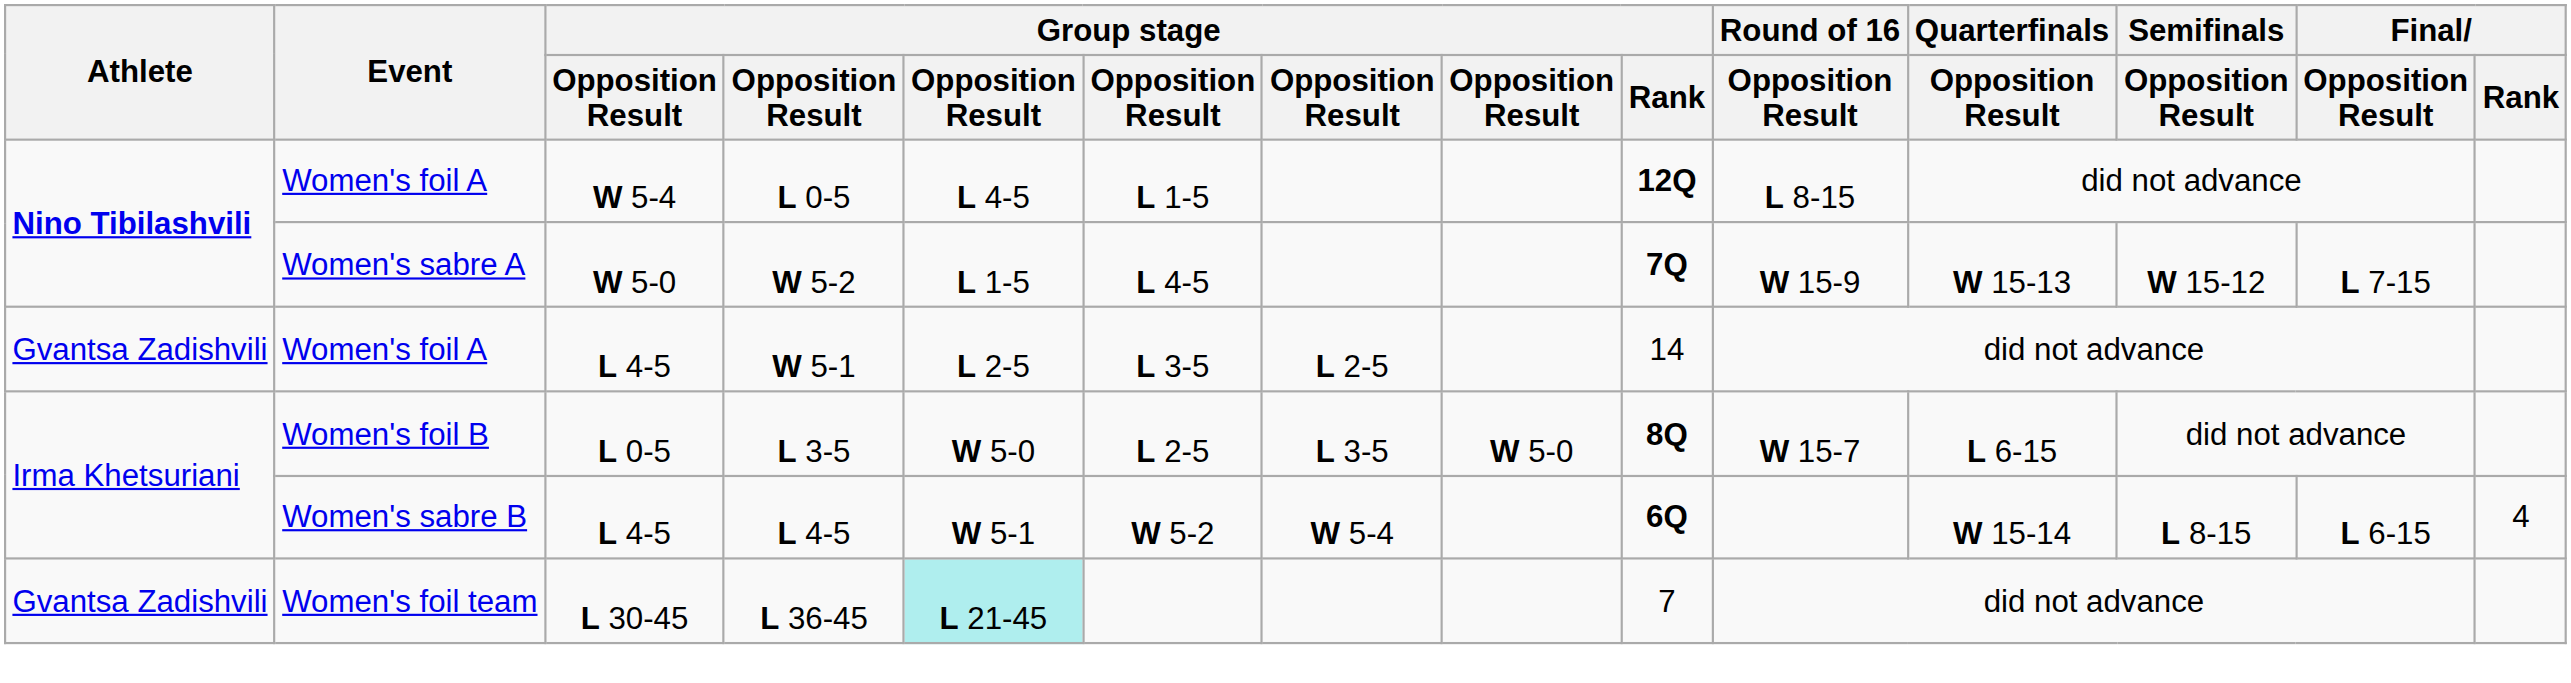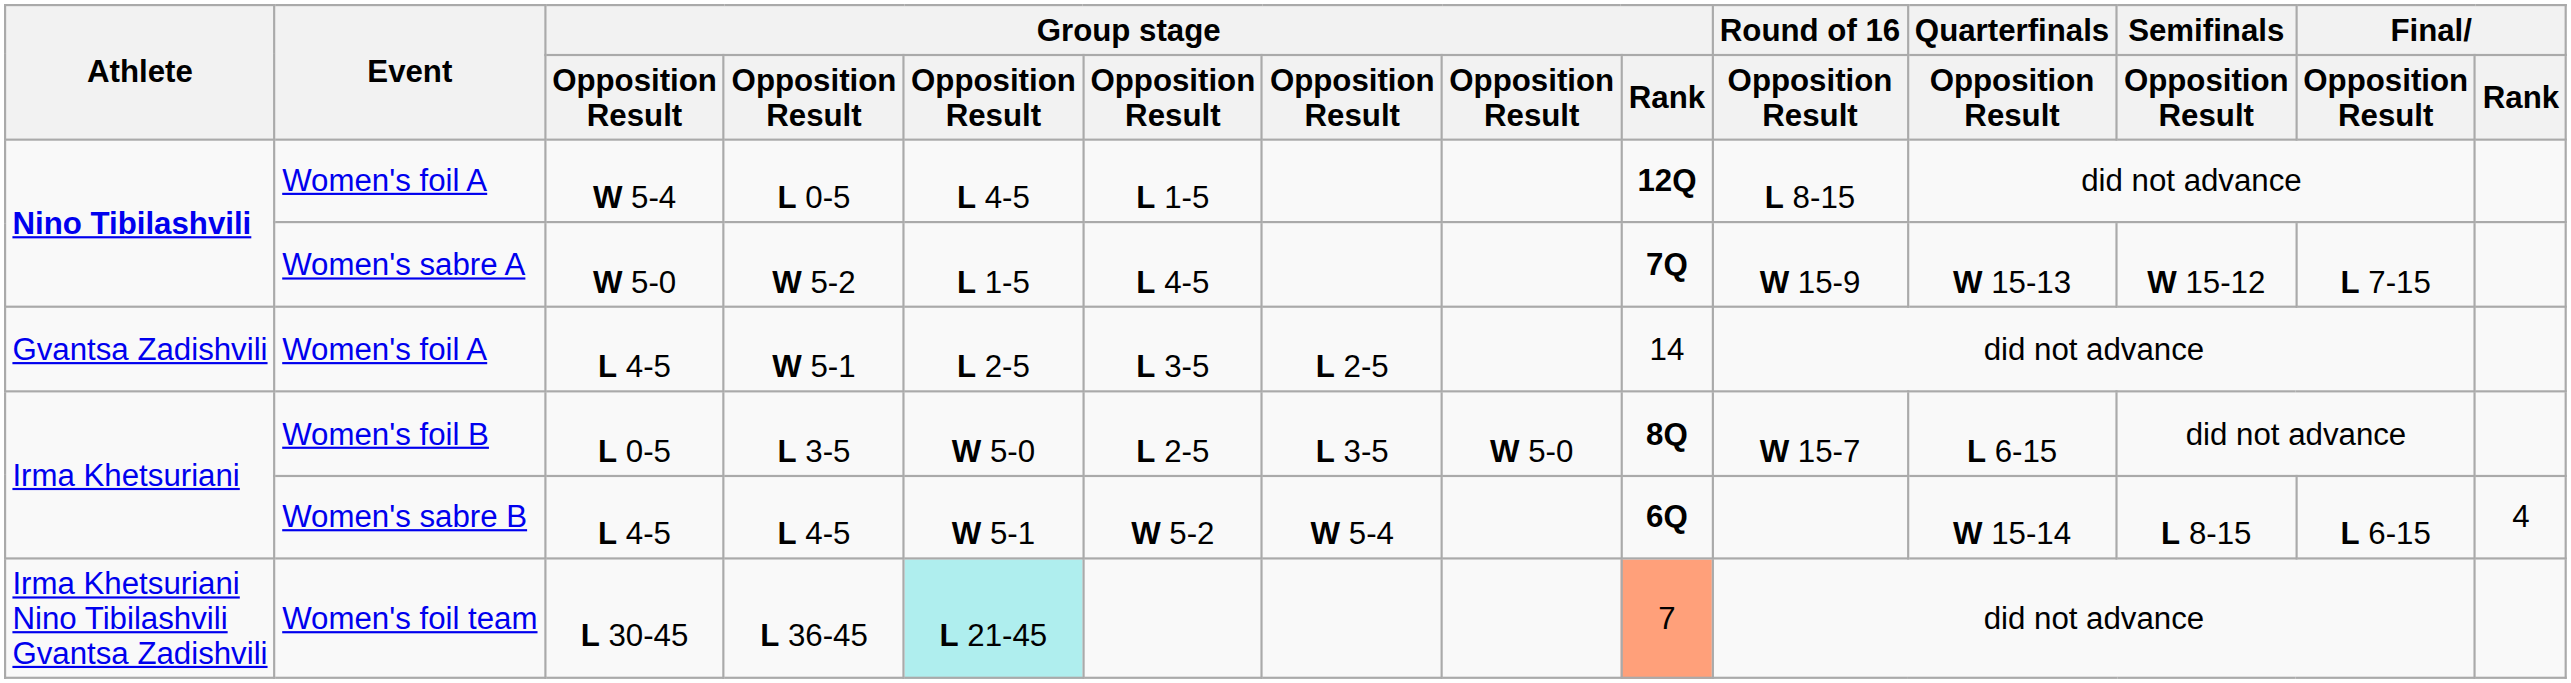(140, 601) Gvantsa Zadishvili -> (140, 619) Irma Khetsuriani Nino Tibilashvili Gvantsa Zadishvili
(1667, 601) no background -> (1667, 619) lightsalmon background
